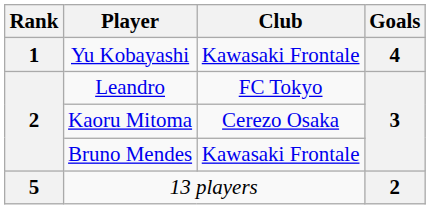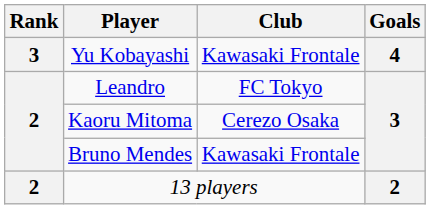(34, 54) 1 -> (34, 54) 3
(34, 187) 5 -> (34, 187) 2
